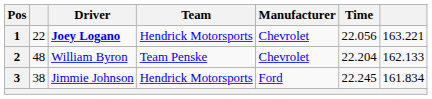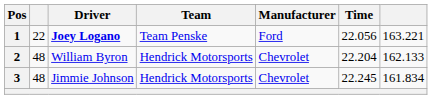(196, 36) Hendrick Motorsports -> (173, 36) Team Penske
(284, 36) Chevrolet -> (271, 36) Ford
(173, 57) Team Penske -> (196, 57) Hendrick Motorsports
(39, 78) 38 -> (39, 78) 48
(271, 78) Ford -> (284, 78) Chevrolet
